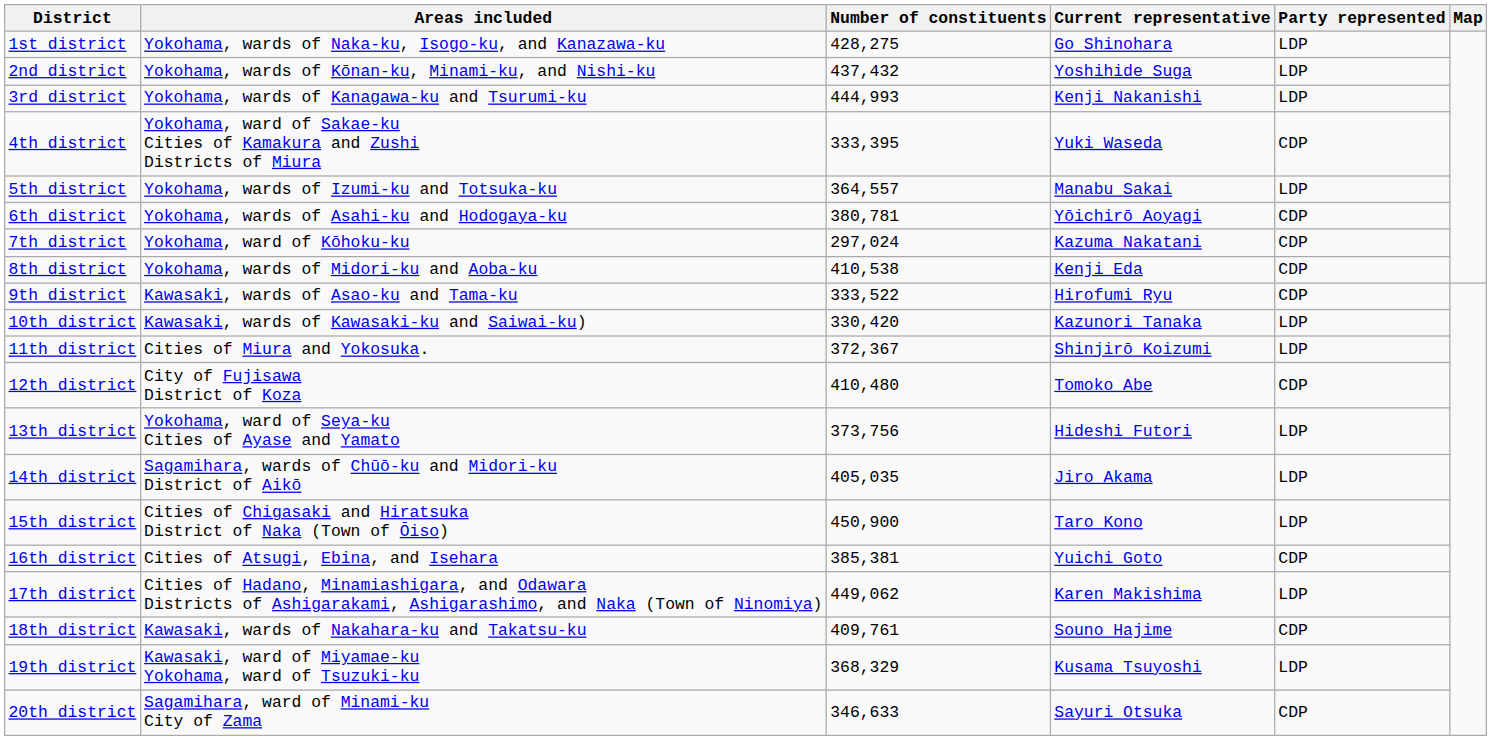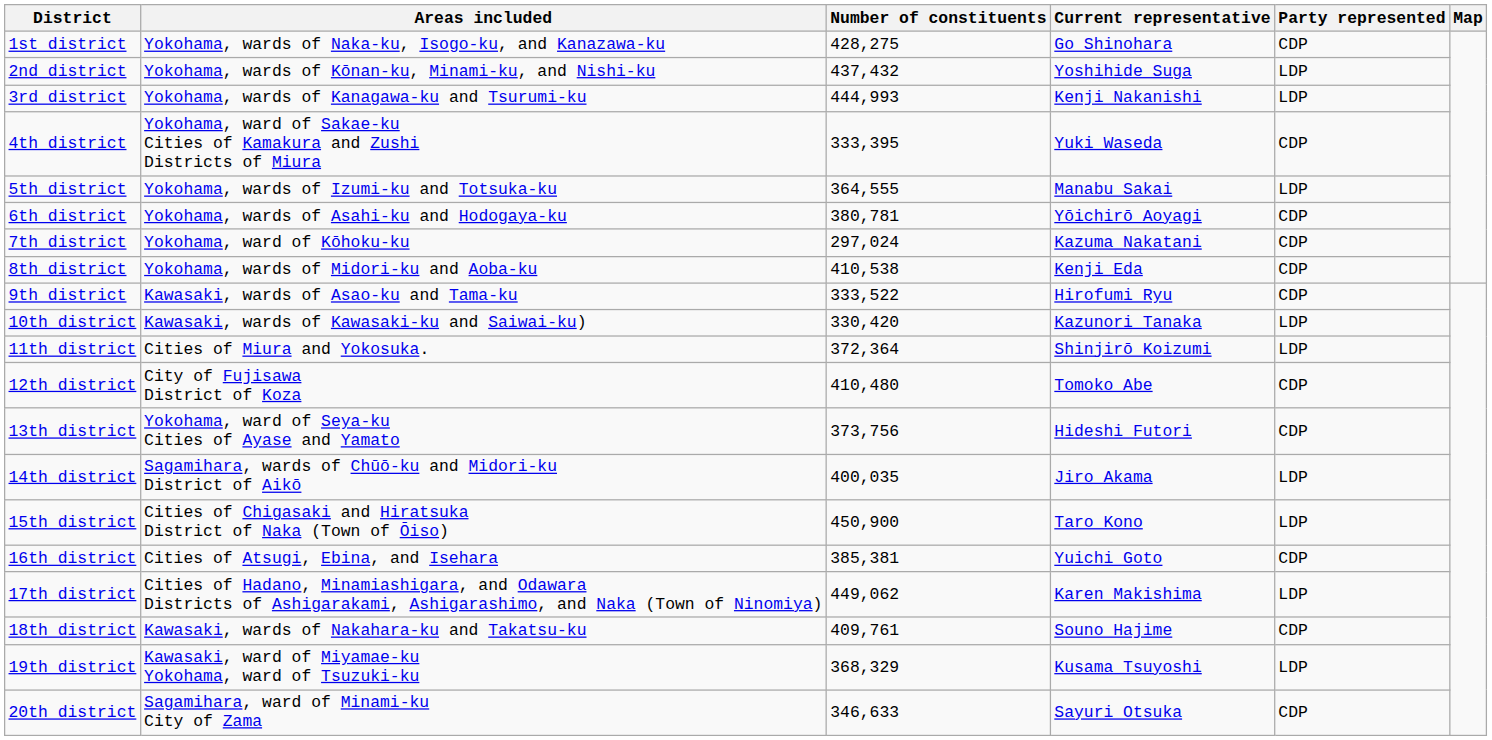(1293, 45) LDP -> (1293, 45) CDP
(865, 189) 364,557 -> (865, 189) 364,555
(865, 349) 372,367 -> (865, 349) 372,364
(1293, 431) LDP -> (1293, 431) CDP
(865, 477) 405,035 -> (865, 477) 400,035
